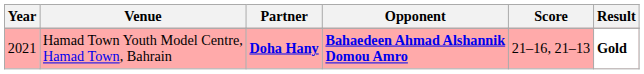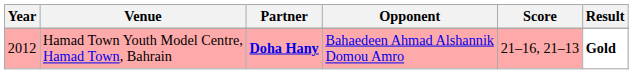(22, 48) 2021 -> (22, 48) 2012
(415, 48) bold -> (410, 48) normal
